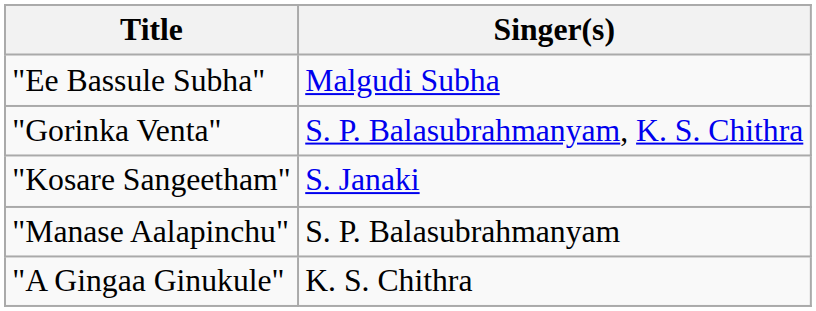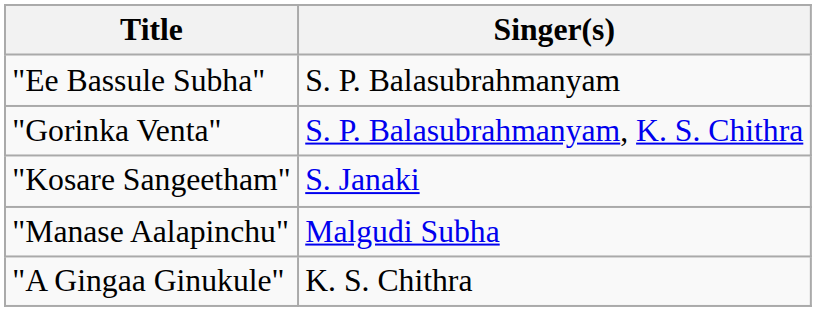(402, 79) Malgudi Subha -> (463, 79) S. P. Balasubrahmanyam
(463, 230) S. P. Balasubrahmanyam -> (402, 230) Malgudi Subha
